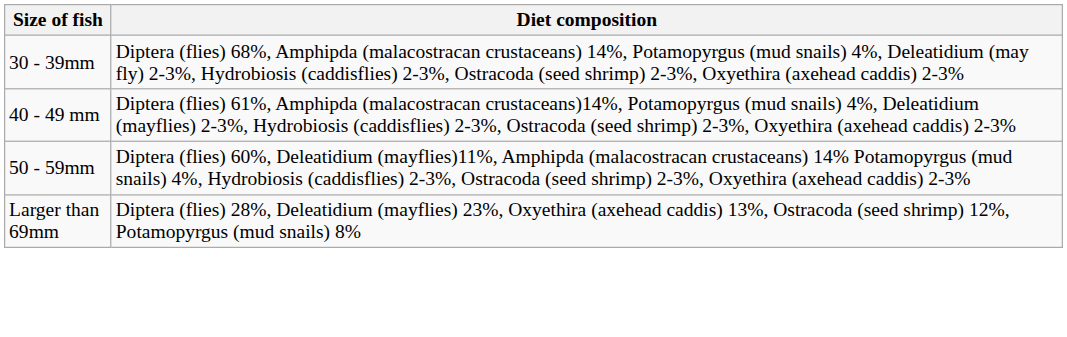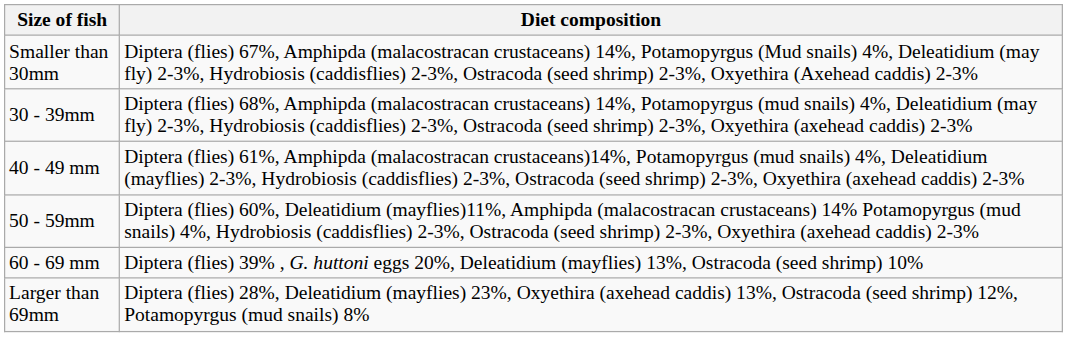+ row: (59, 61)
+ row: (54, 262)
